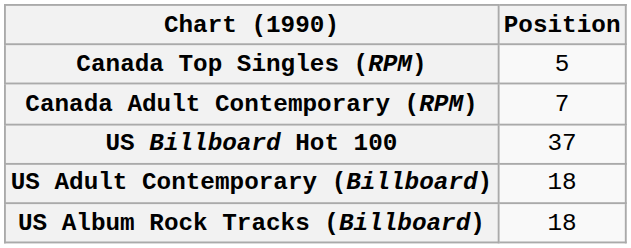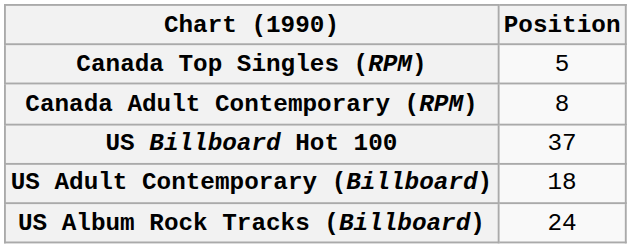(562, 104) 7 -> (562, 104) 8
(562, 223) 18 -> (562, 223) 24
